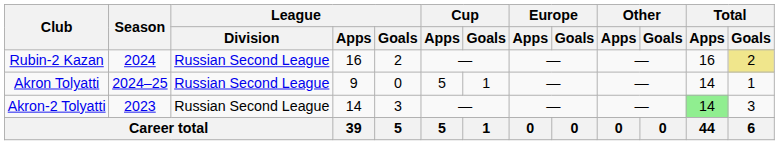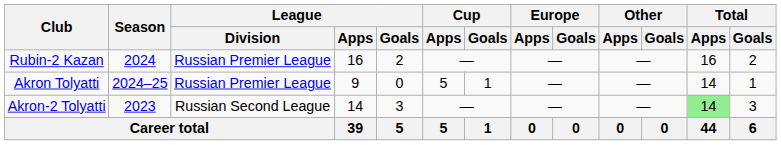(252, 60) Russian Second League -> (253, 60) Russian Premier League
(751, 60) khaki background -> (753, 60) no background
(252, 83) Russian Second League -> (253, 83) Russian Premier League
